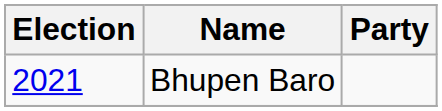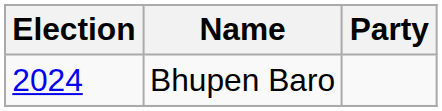(48, 79) 2021 -> (48, 79) 2024
